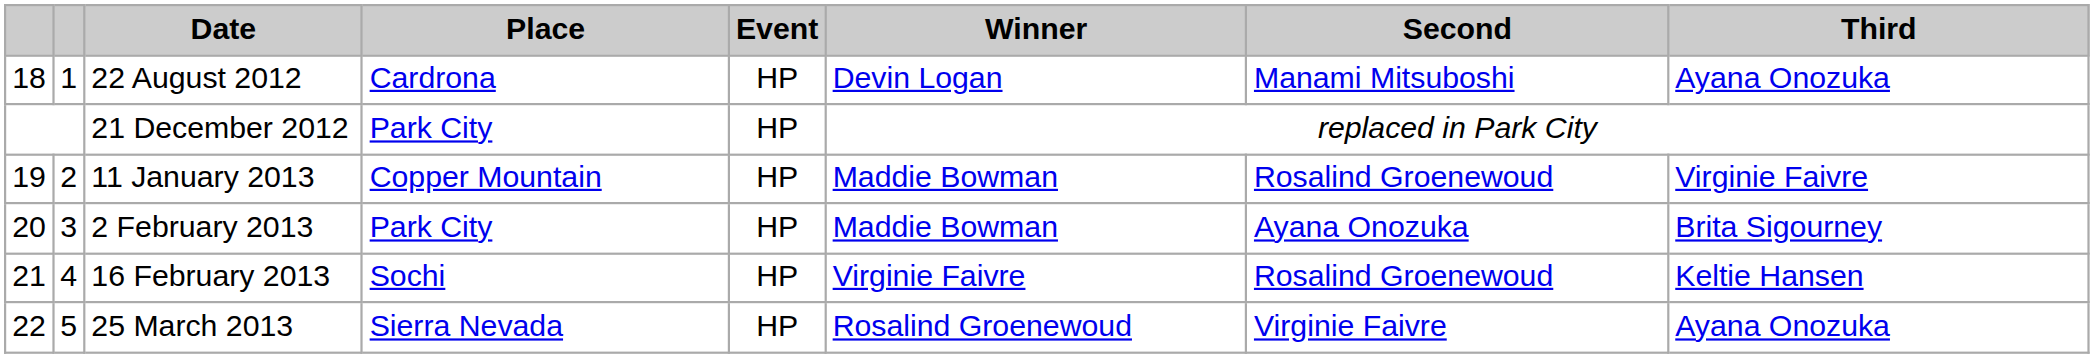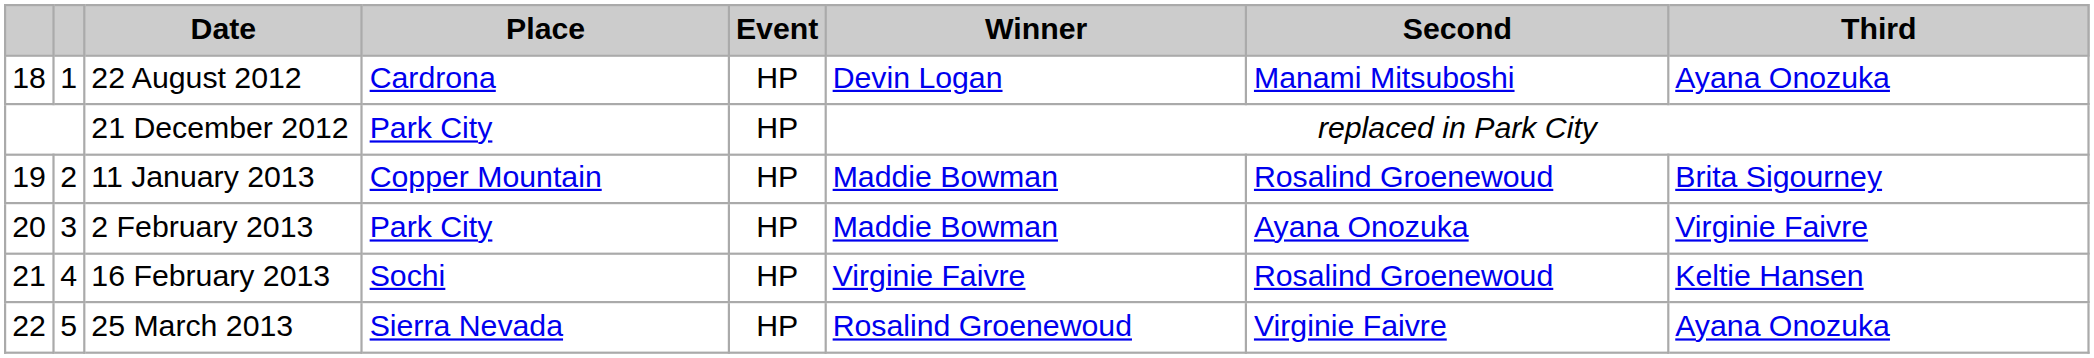(1772, 177) Virginie Faivre -> (1779, 177) Brita Sigourney
(1779, 226) Brita Sigourney -> (1772, 226) Virginie Faivre
